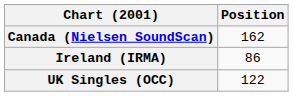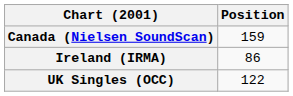(253, 37) 162 -> (253, 37) 159
